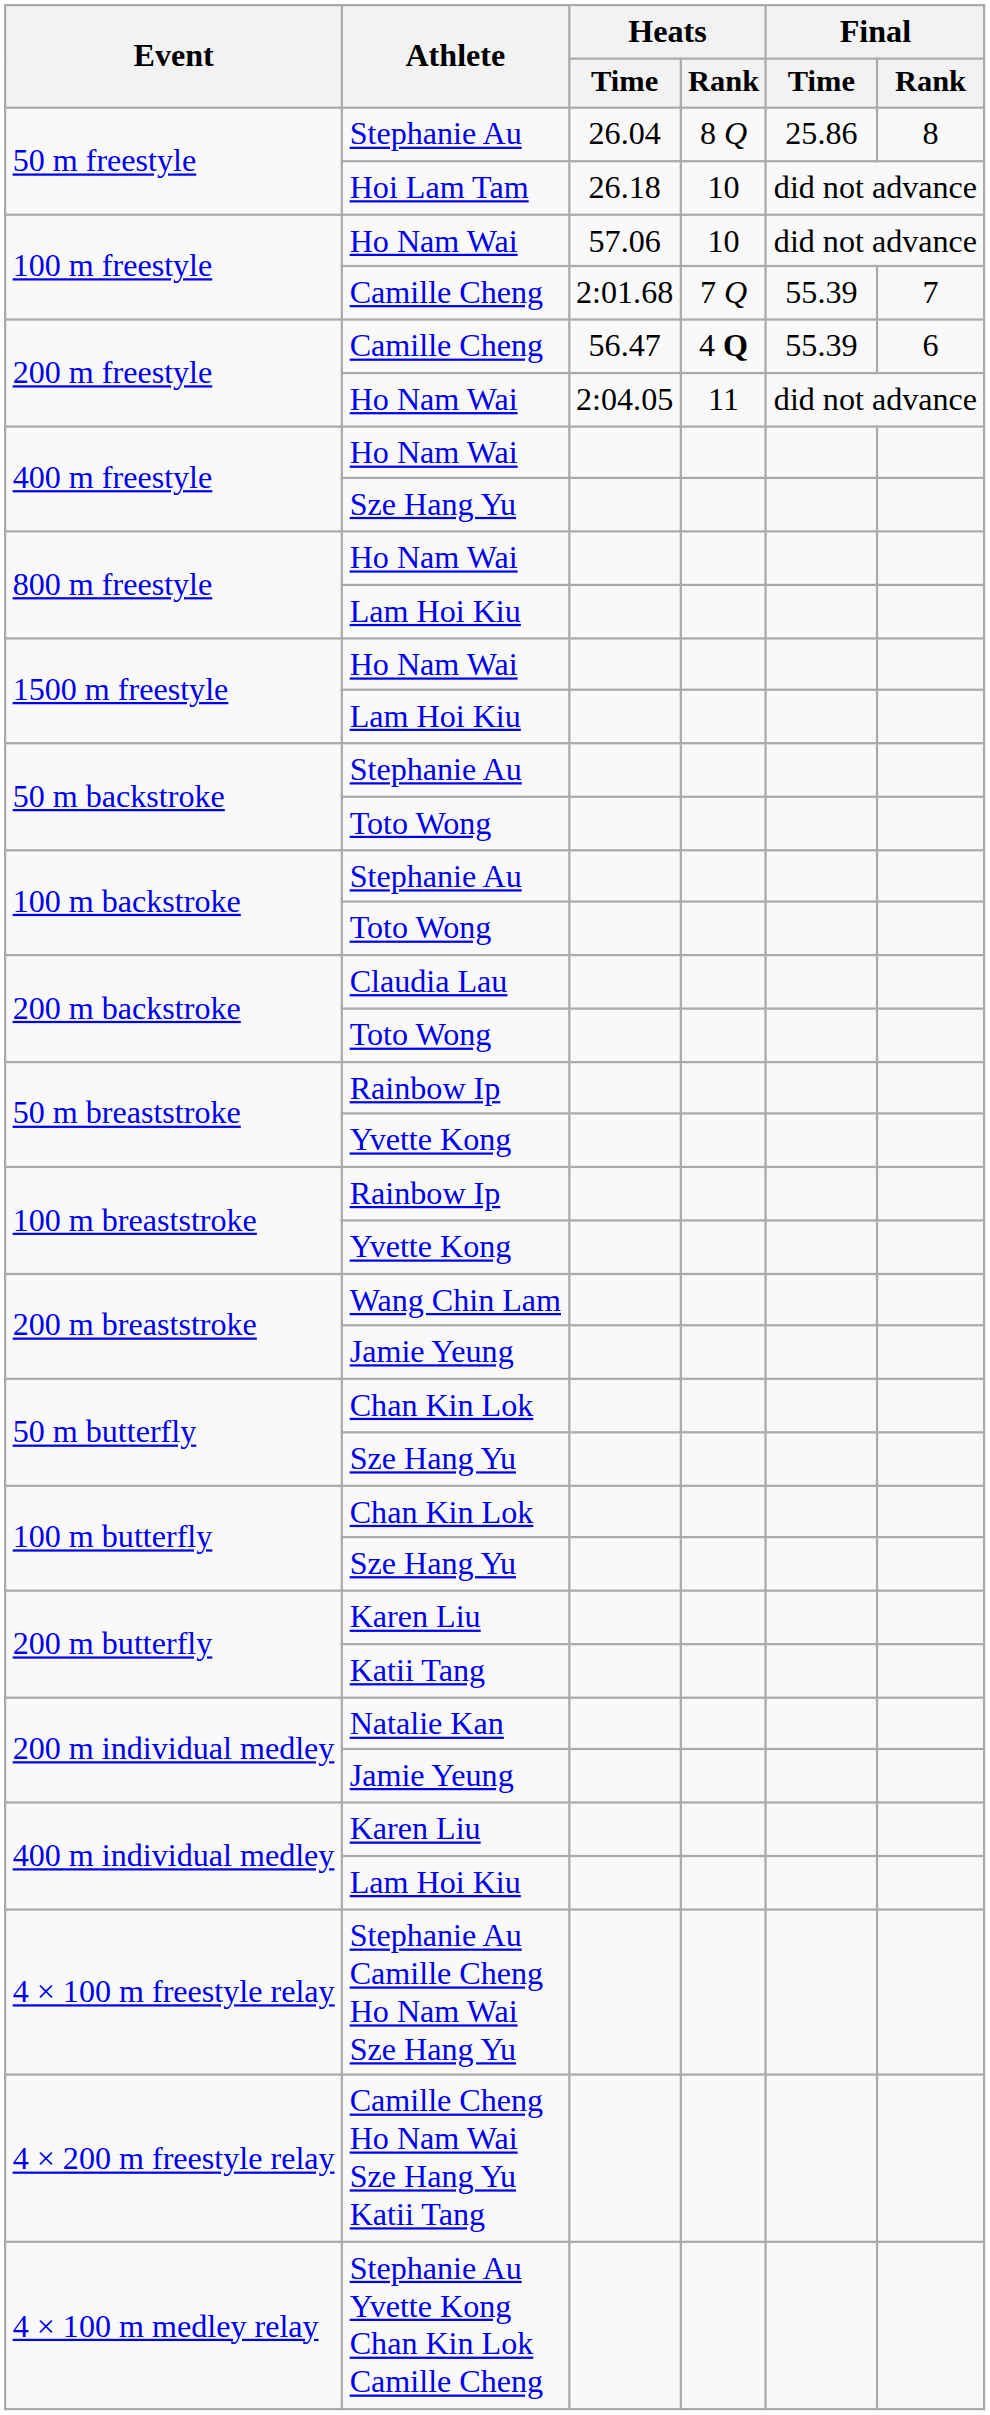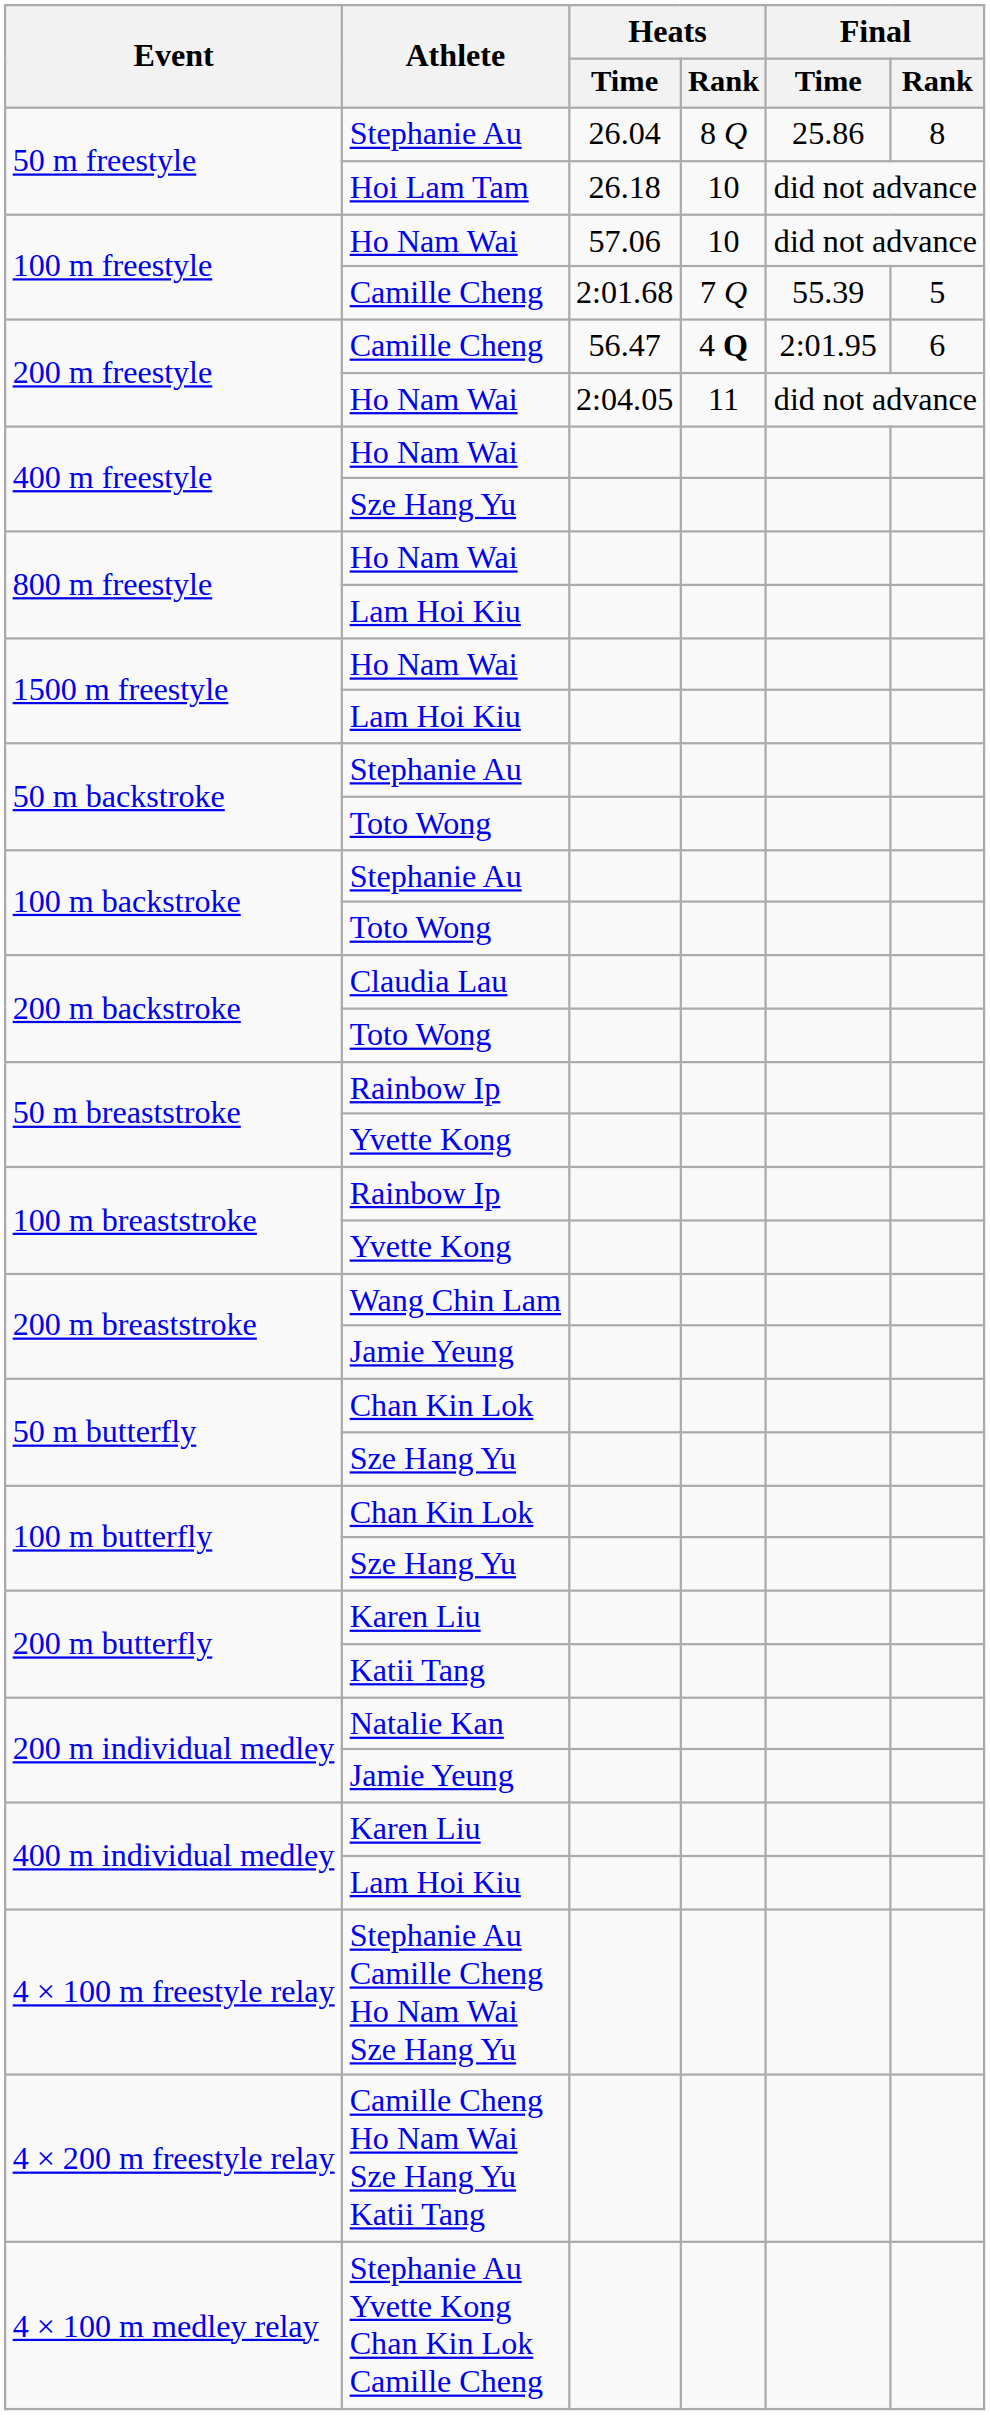(931, 293) 7 -> (937, 293) 5
(821, 346) 55.39 -> (828, 346) 2:01.95
